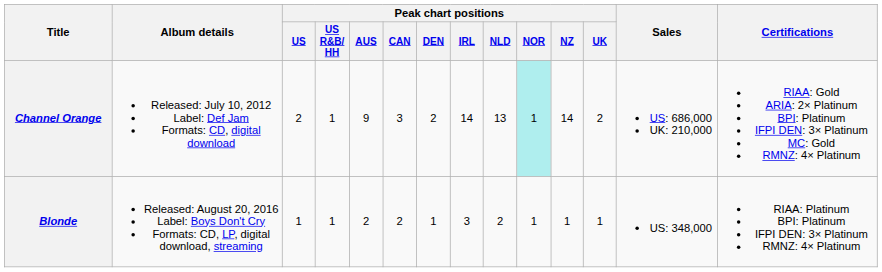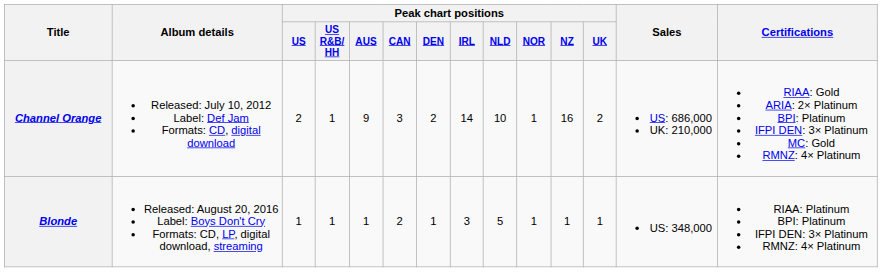(500, 118) 13 -> (500, 118) 10
(534, 118) paleturquoise background -> (534, 118) no background
(567, 118) 14 -> (567, 118) 16
(366, 221) 2 -> (366, 221) 1
(500, 221) 2 -> (500, 221) 5
